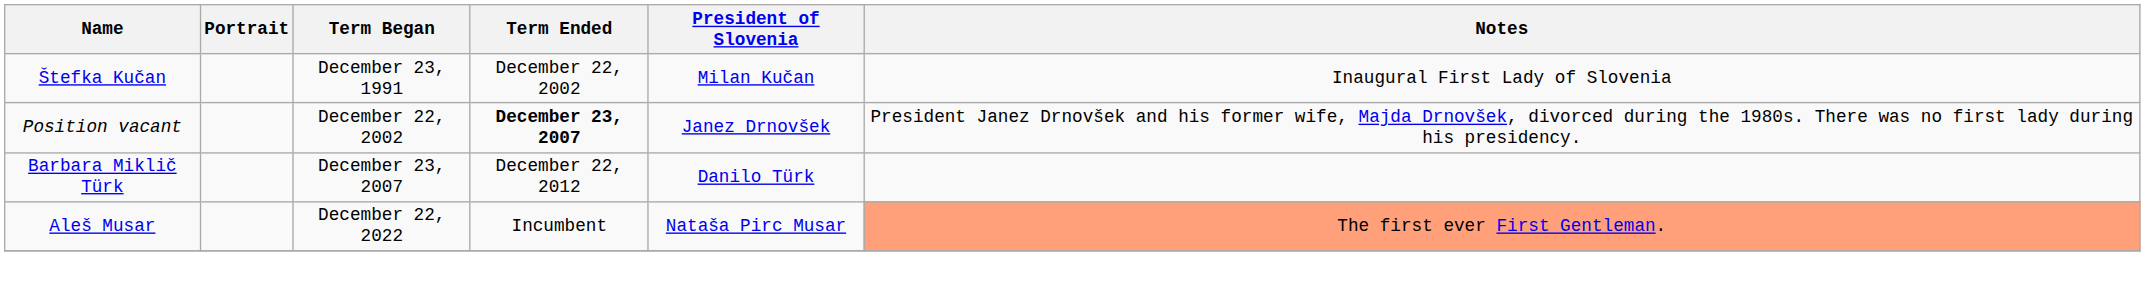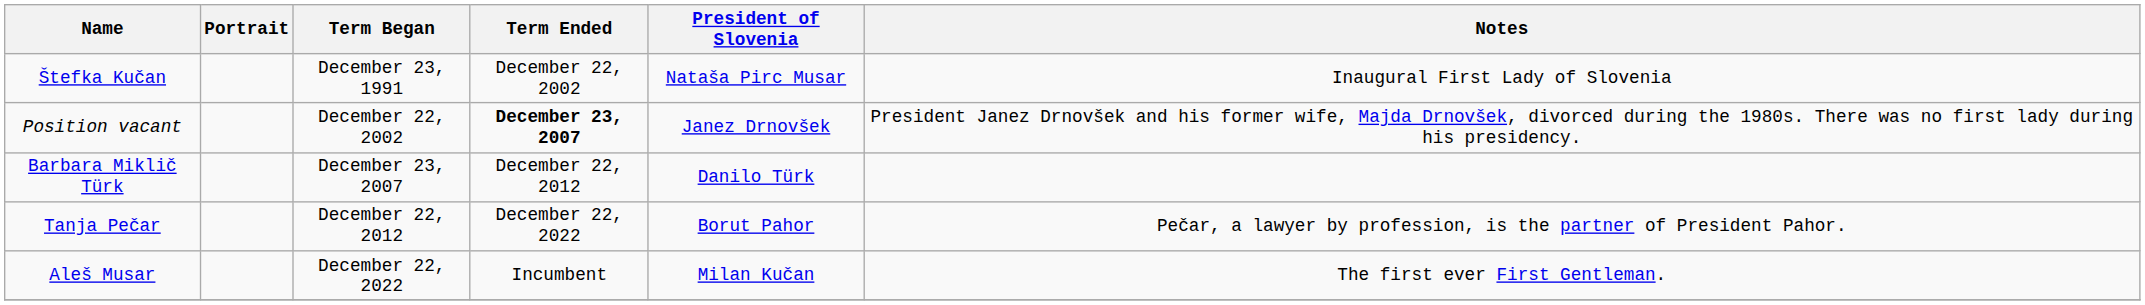(756, 79) Milan Kučan -> (756, 79) Nataša Pirc Musar
+ row: (102, 226)
(756, 226) Nataša Pirc Musar -> (756, 275) Milan Kučan
(1502, 226) lightsalmon background -> (1502, 275) no background
